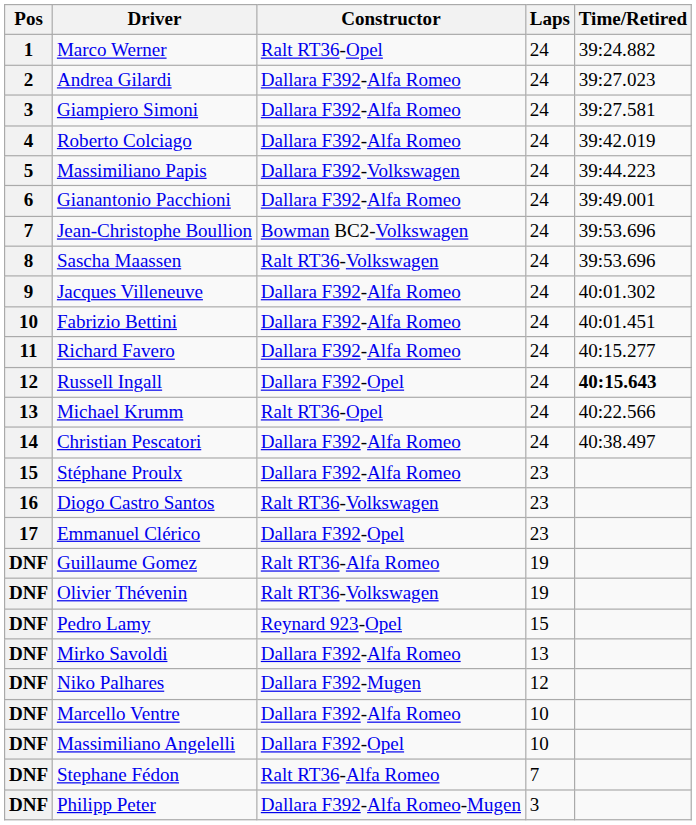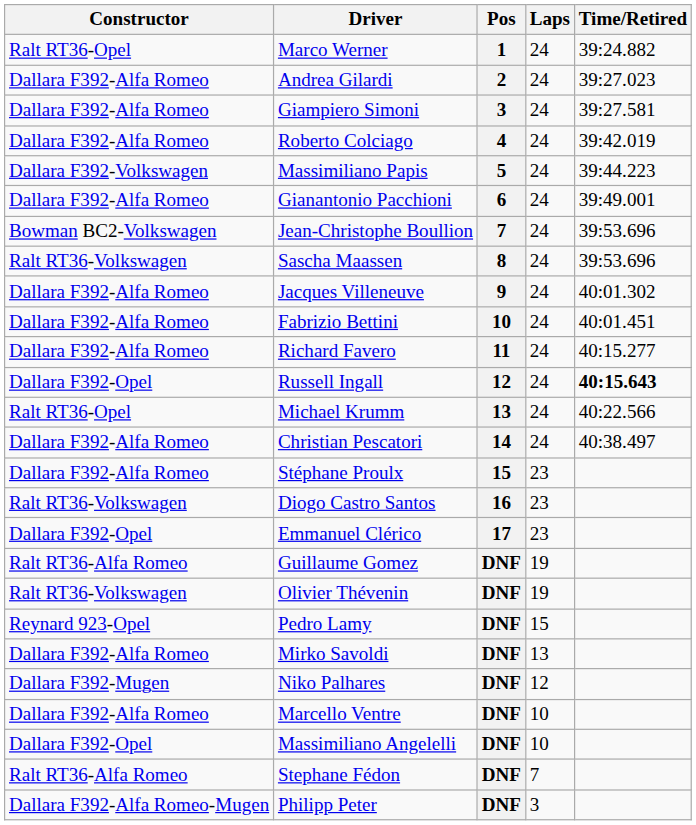columns swapped: (29, 19) <-> (391, 19)
